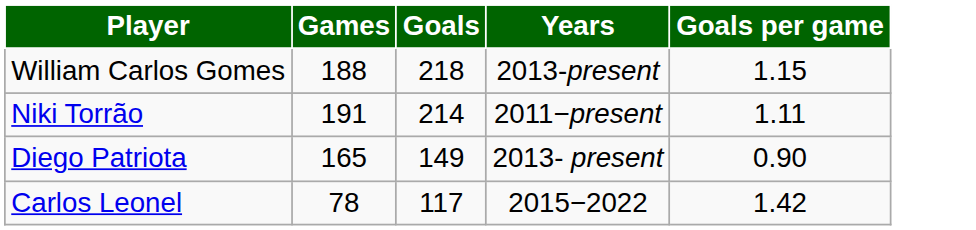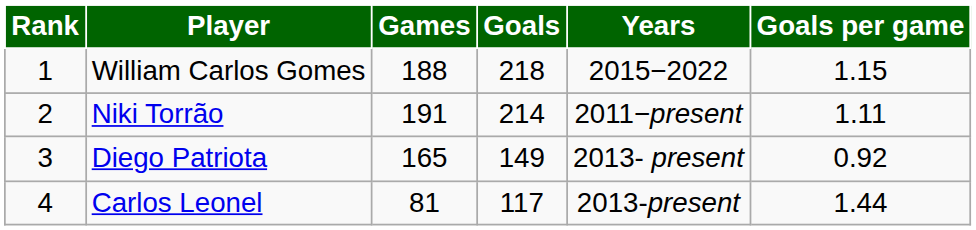+ column: (45, 26)
(578, 70) 2013-present -> (658, 70) 2015−2022
(780, 158) 0.90 -> (860, 158) 0.92
(344, 202) 78 -> (424, 202) 81
(578, 202) 2015−2022 -> (658, 202) 2013-present
(780, 202) 1.42 -> (860, 202) 1.44
